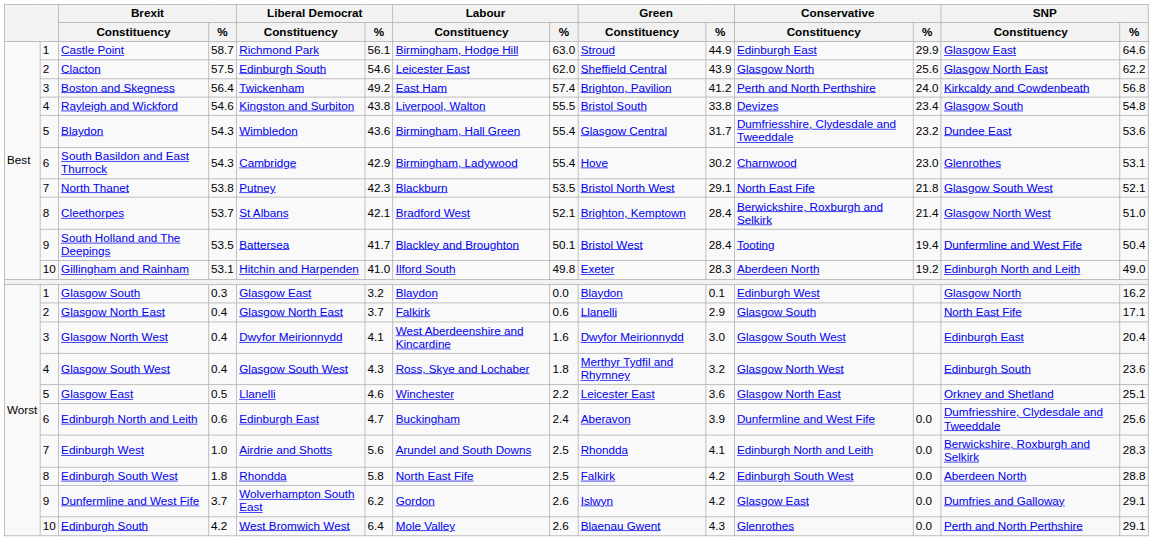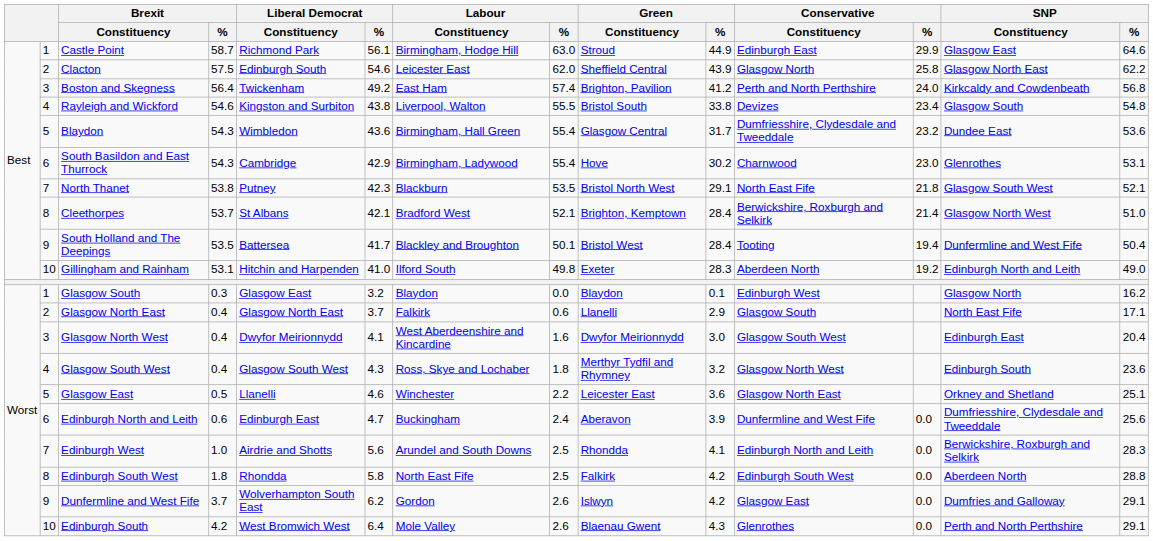(927, 69) 25.6 -> (927, 69) 25.8
